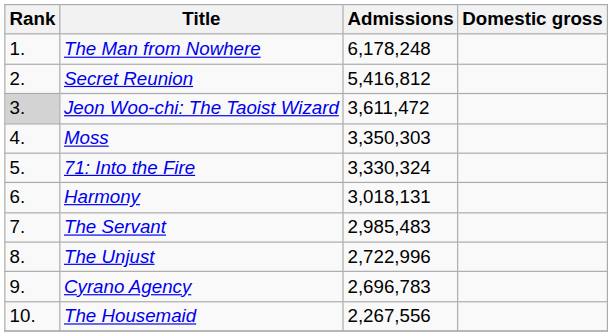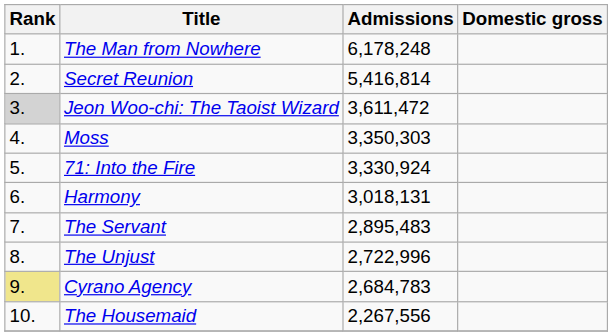(389, 78) 5,416,812 -> (389, 78) 5,416,814
(389, 167) 3,330,324 -> (389, 167) 3,330,924
(389, 227) 2,985,483 -> (389, 227) 2,895,483
(17, 286) no background -> (17, 286) khaki background
(389, 286) 2,696,783 -> (389, 286) 2,684,783
